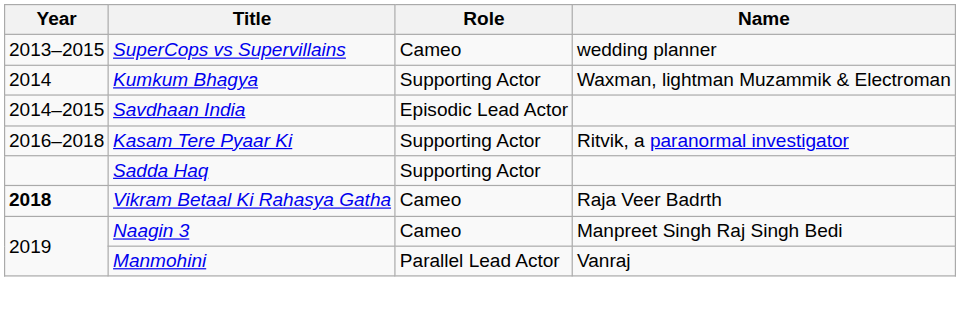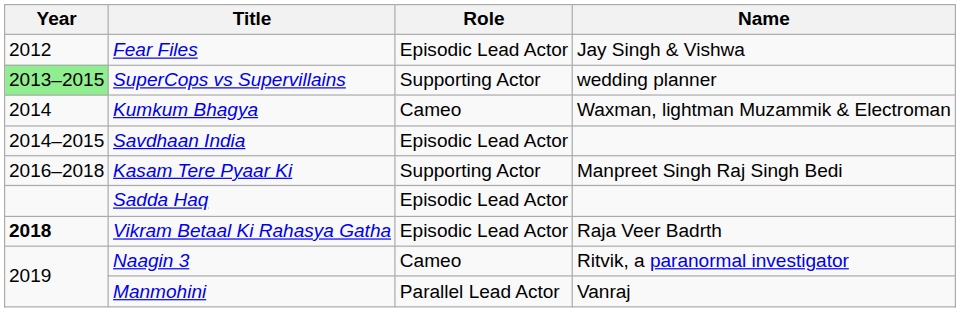+ row: (155, 49)
(57, 49) no background -> (57, 79) lightgreen background
(431, 49) Cameo -> (470, 79) Supporting Actor
(470, 79) Supporting Actor -> (431, 110) Cameo
(713, 140) Ritvik, a paranormal investigator -> (710, 170) Manpreet Singh Raj Singh Bedi
(470, 170) Supporting Actor -> (484, 200) Episodic Lead Actor
(431, 200) Cameo -> (484, 230) Episodic Lead Actor
(710, 230) Manpreet Singh Raj Singh Bedi -> (713, 261) Ritvik, a paranormal investigator
